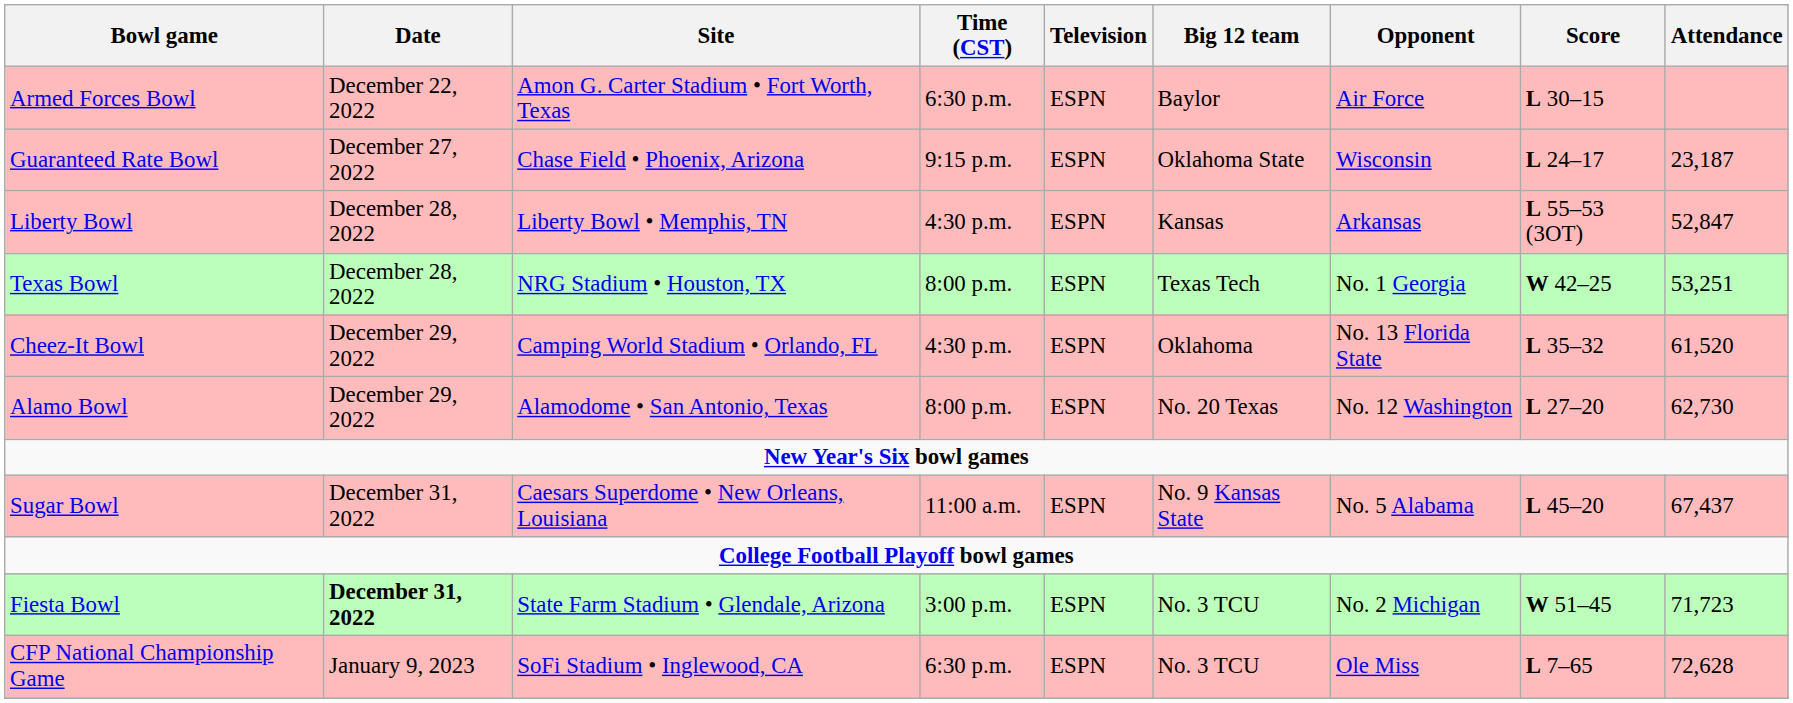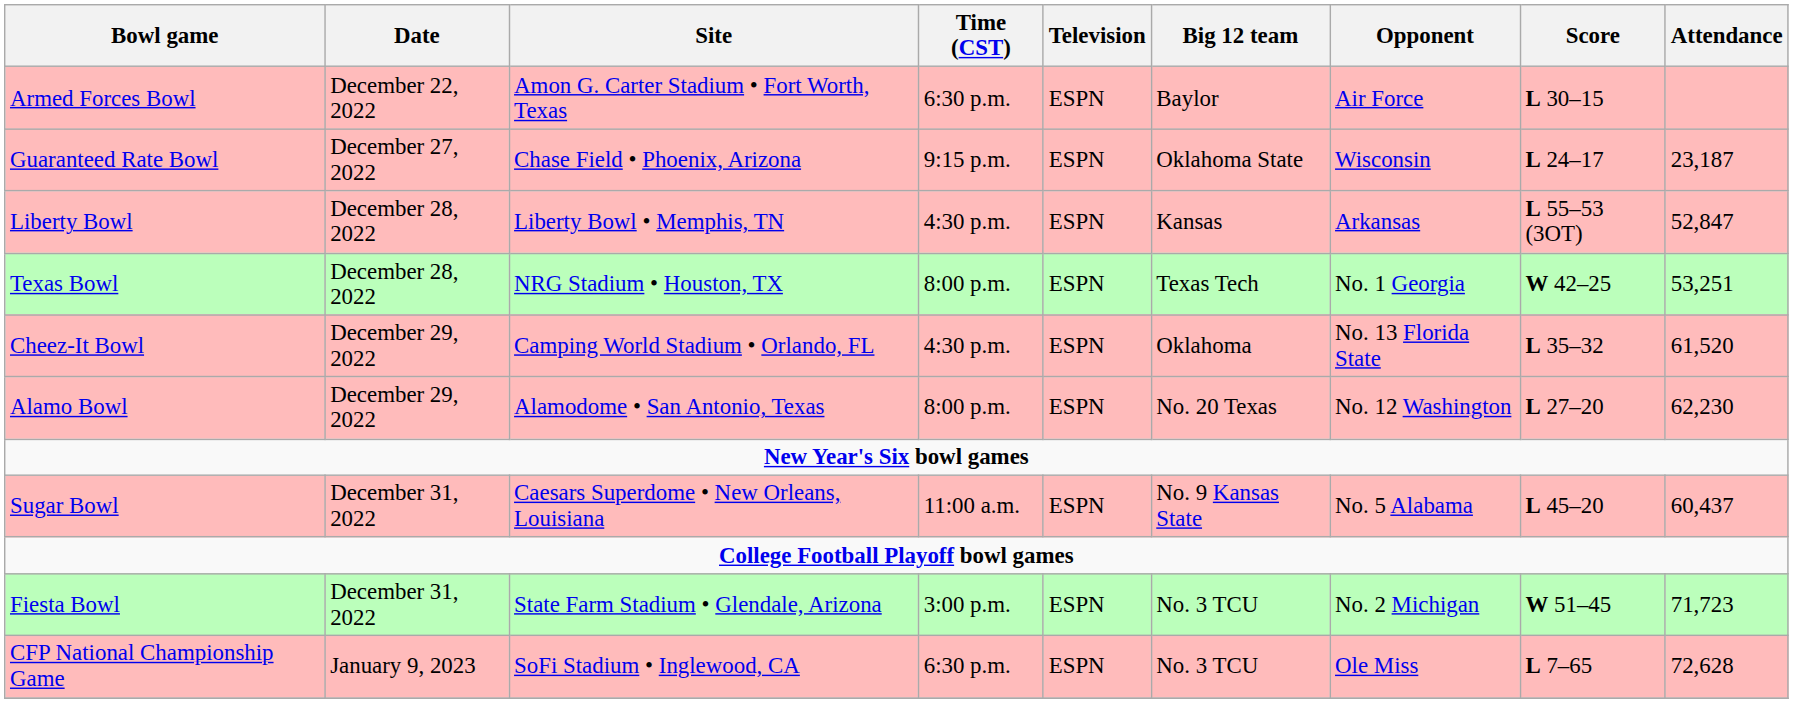(1702, 407) 62,730 -> (1702, 407) 62,230
(1702, 505) 67,437 -> (1702, 505) 60,437
(396, 604) bold -> (394, 604) normal
